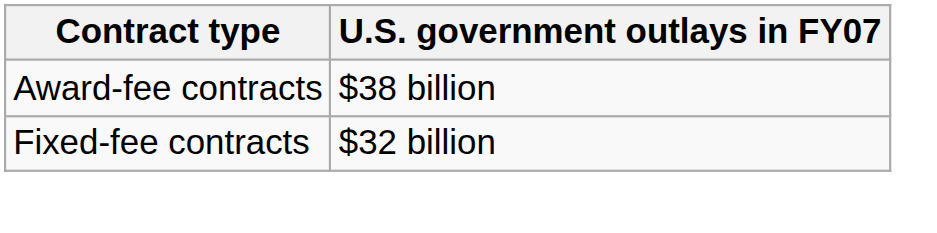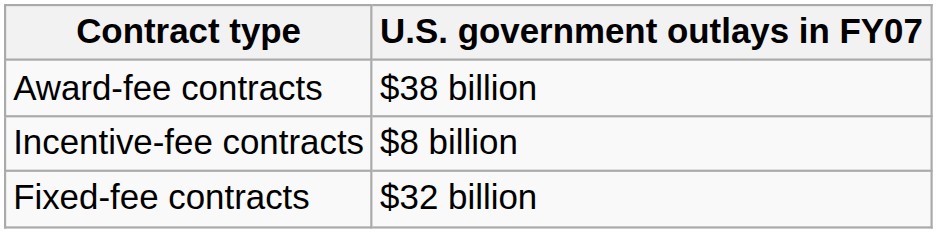+ row: (189, 142)
